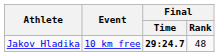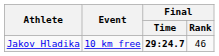(200, 43) 48 -> (200, 43) 46
